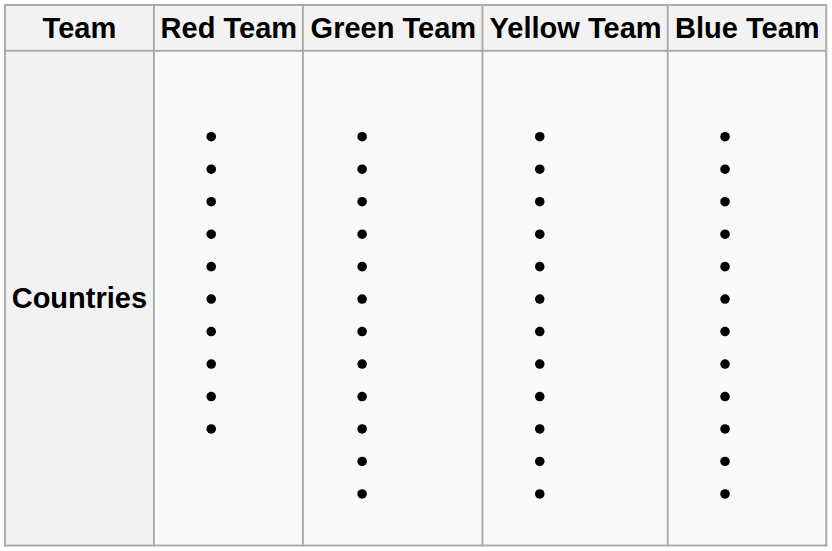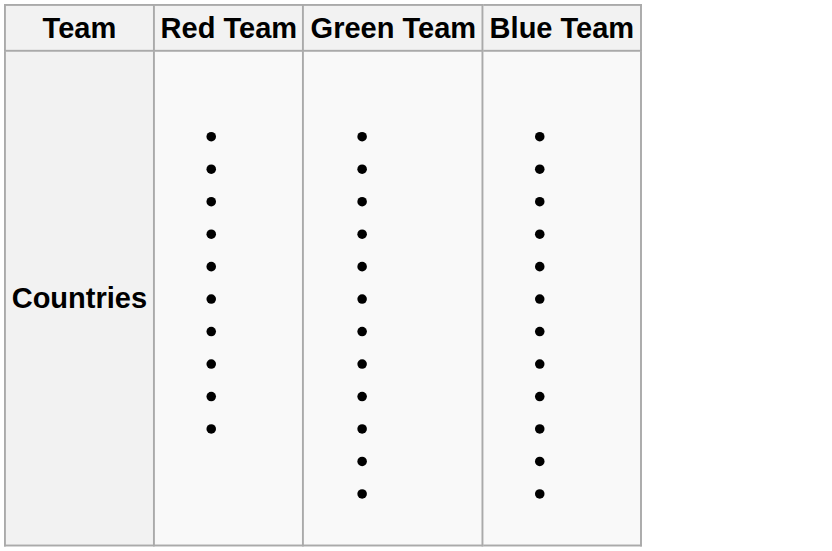- column: (576, 28)
